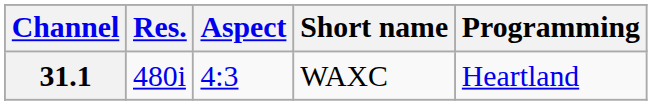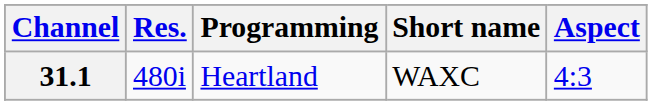columns swapped: (243, 28) <-> (551, 28)
